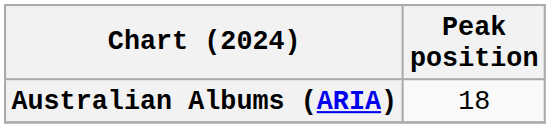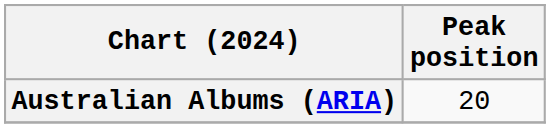(474, 101) 18 -> (474, 101) 20
